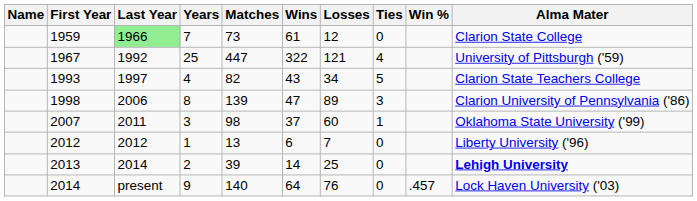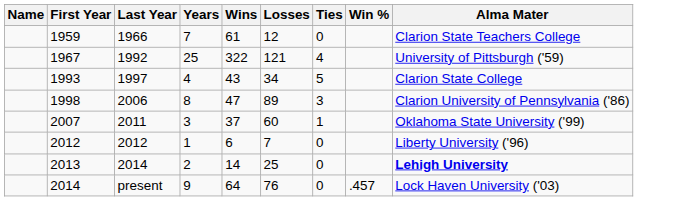- column: (252, 15)
(132, 36) lightgreen background -> (132, 36) no background
(519, 36) Clarion State College -> (488, 36) Clarion State Teachers College
(548, 79) Clarion State Teachers College -> (459, 79) Clarion State College
